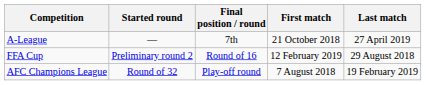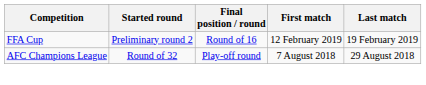- row: (27, 39)
(382, 55) 29 August 2018 -> (382, 39) 19 February 2019
(382, 71) 19 February 2019 -> (382, 55) 29 August 2018
